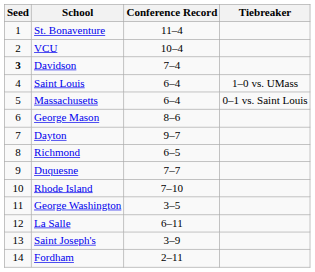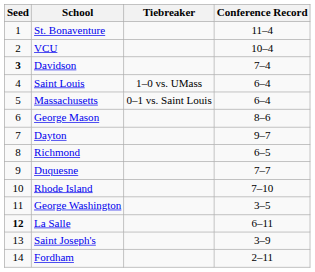columns swapped: (172, 13) <-> (265, 13)
(18, 223) normal -> (18, 223) bold
